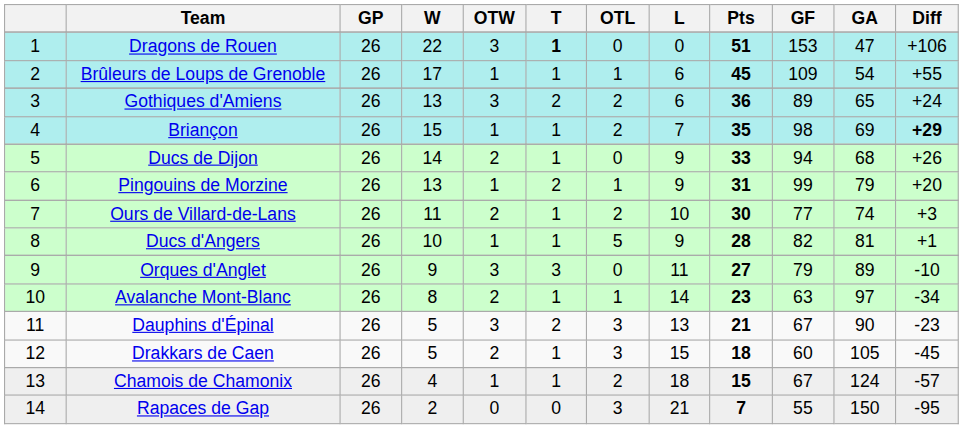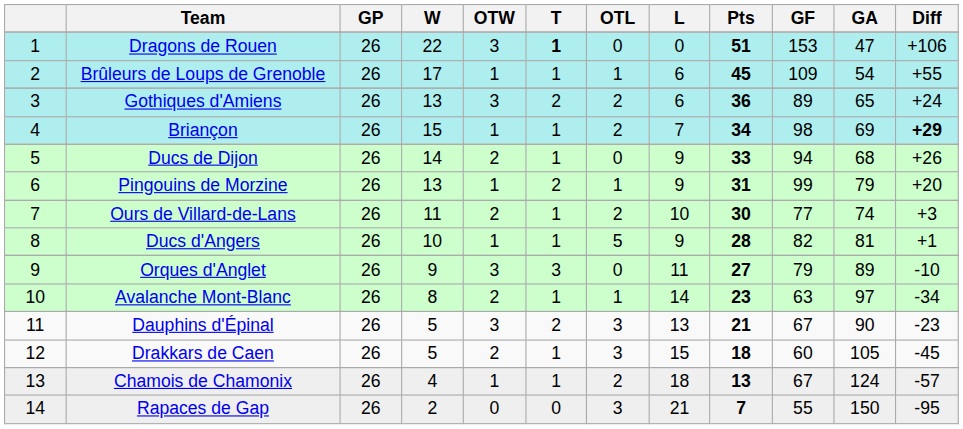(741, 130) 35 -> (741, 130) 34
(741, 381) 15 -> (741, 381) 13
